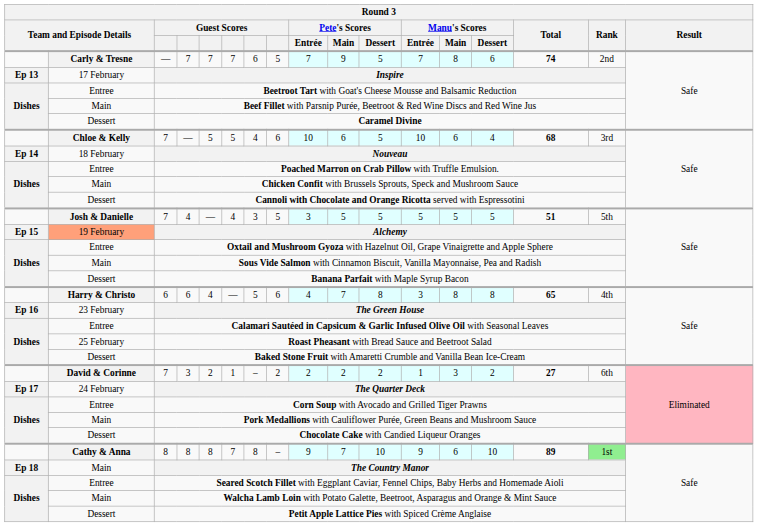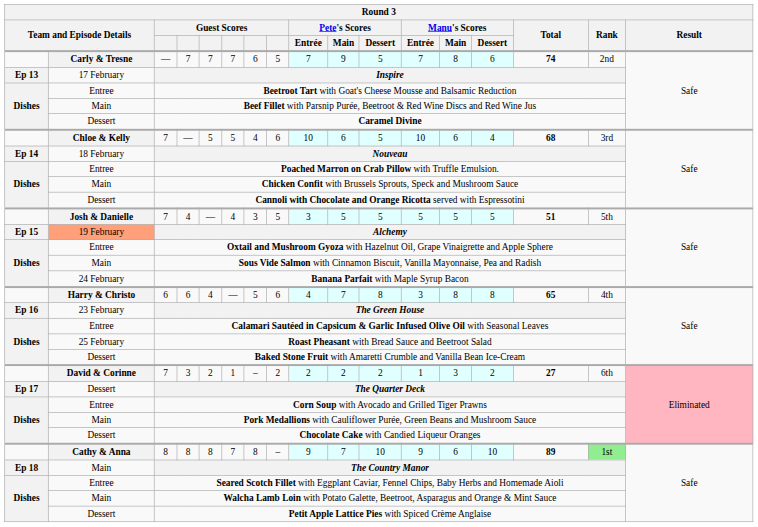(101, 278) Dessert -> (101, 278) 24 February
(101, 389) 24 February -> (101, 389) Dessert
